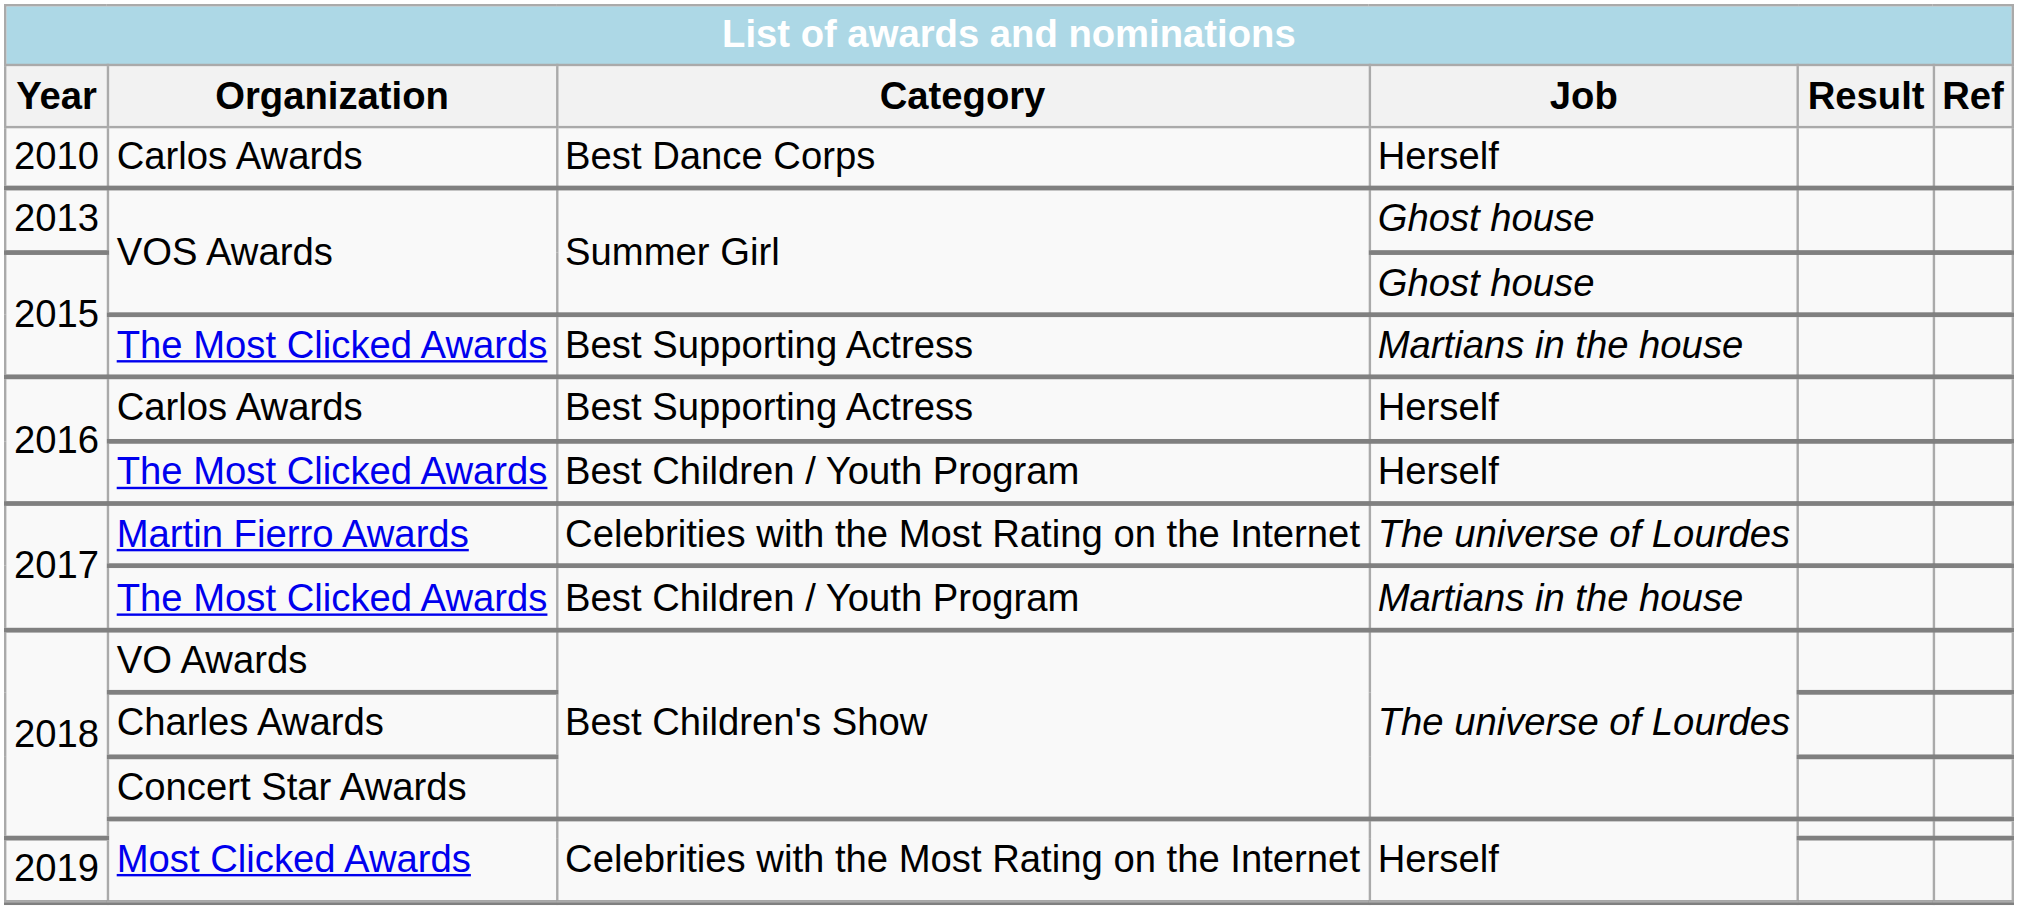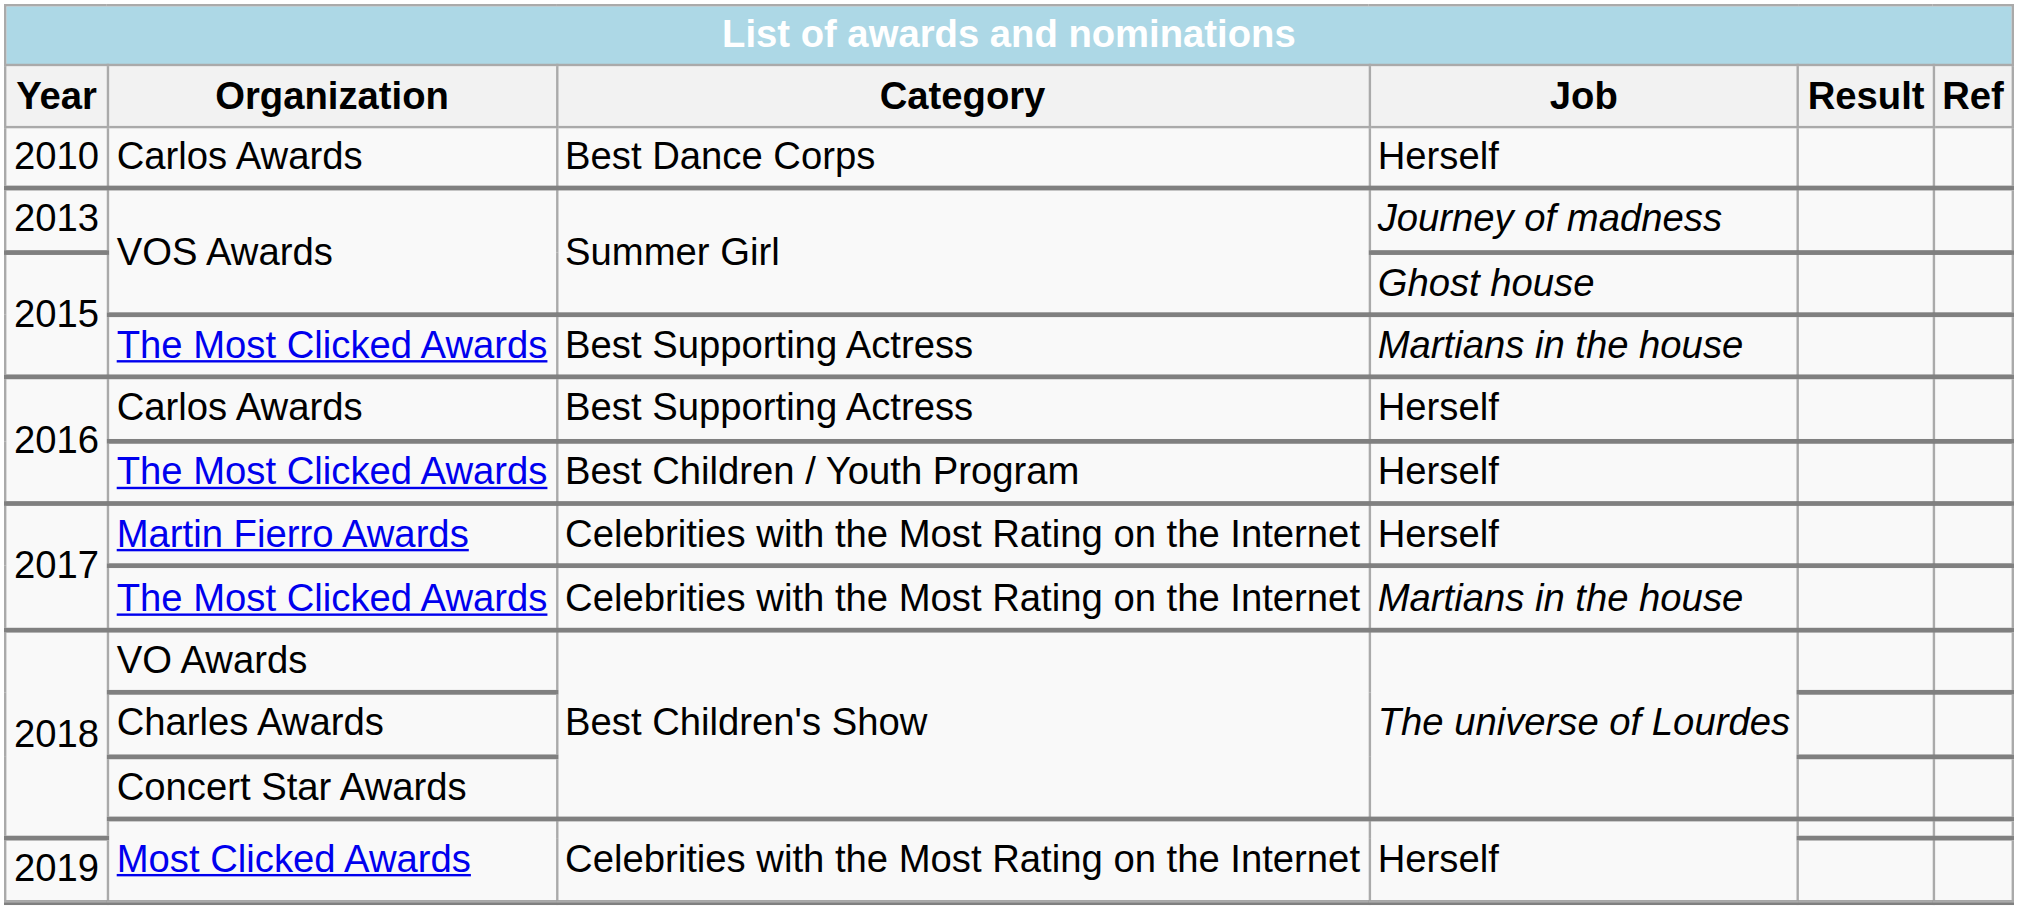(1486, 219) Ghost house -> (1550, 219) Journey of madness
(1584, 534) The universe of Lourdes -> (1438, 534) Herself
(822, 597) Best Children / Youth Program -> (963, 597) Celebrities with the Most Rating on the Internet
